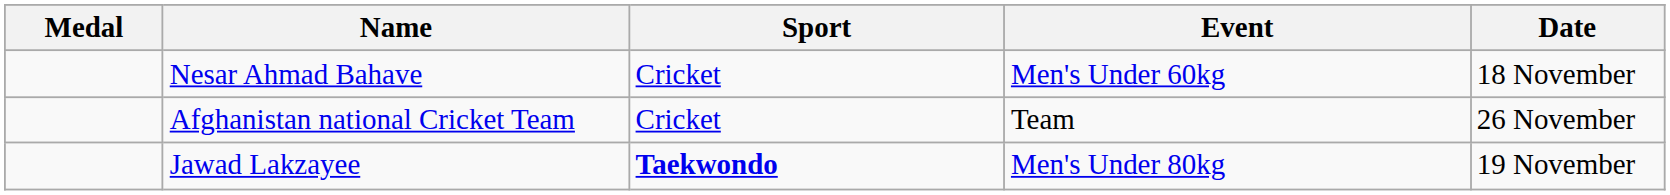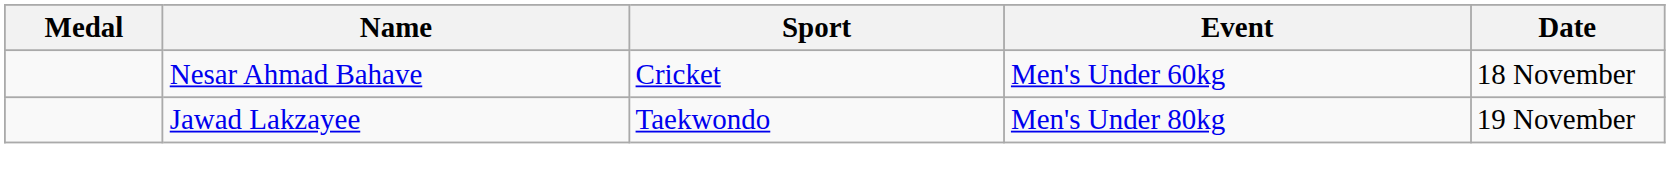- row: (372, 119)
(707, 165) bold -> (703, 119) normal
